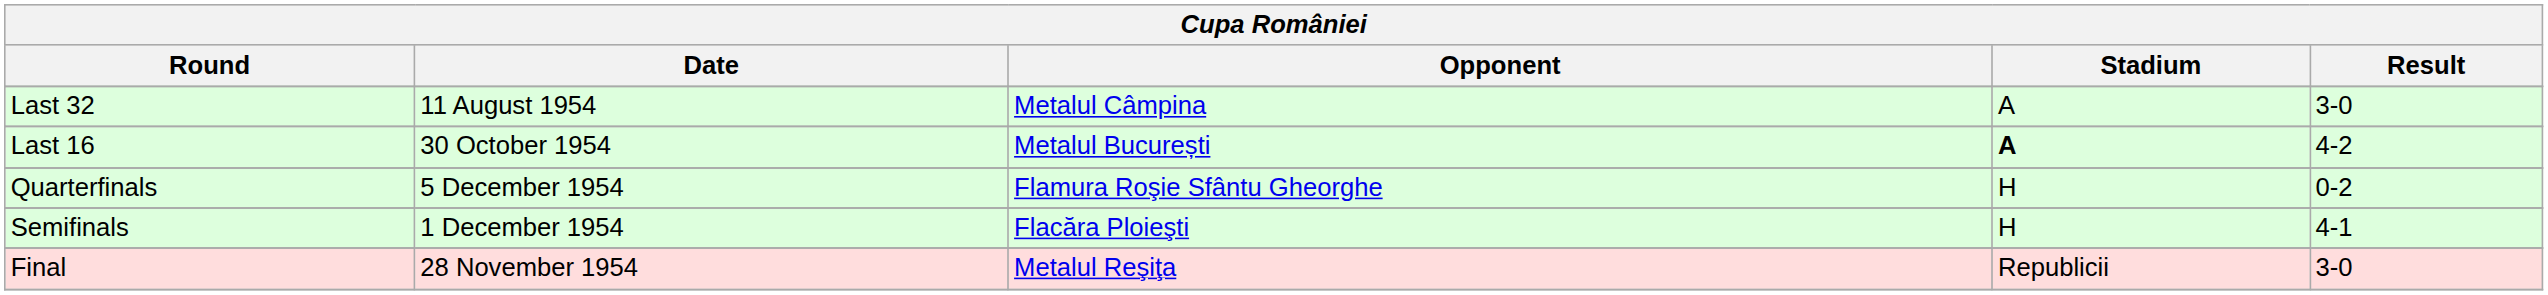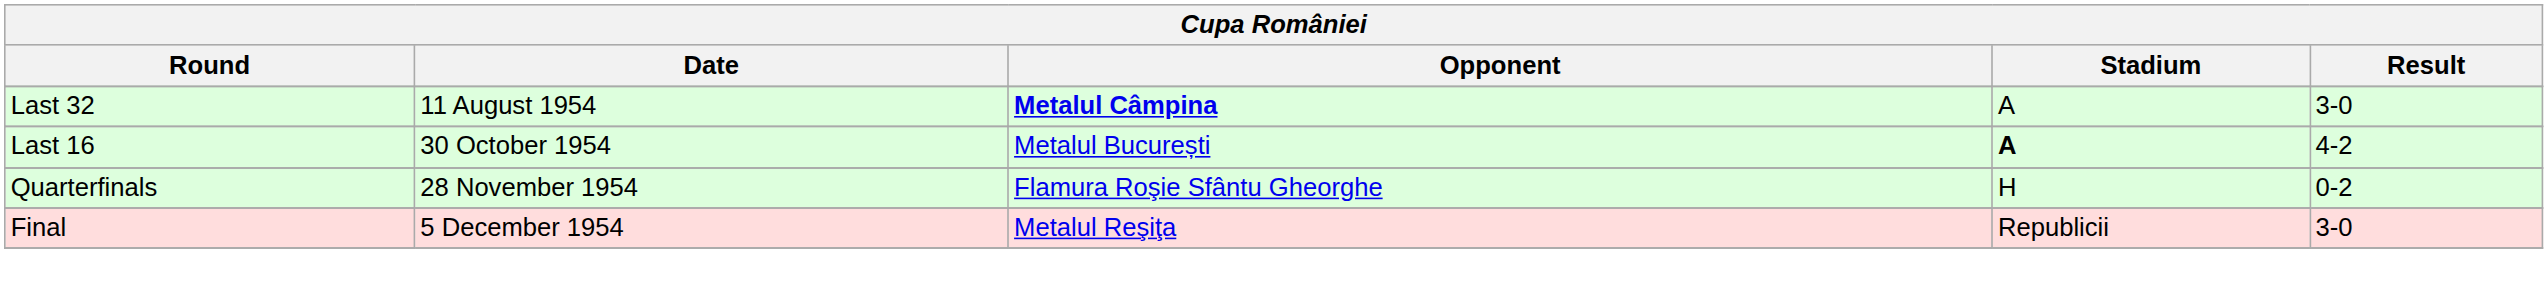(1110, 106) normal -> (1116, 106) bold
(522, 187) 5 December 1954 -> (529, 187) 28 November 1954
- row: (70, 227)
(529, 268) 28 November 1954 -> (522, 227) 5 December 1954
